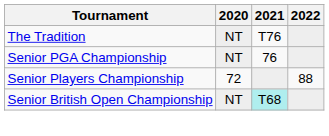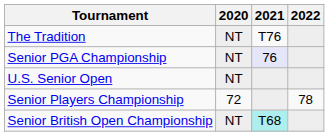(270, 58) no background -> (270, 58) lavender background
+ row: (60, 79)
(306, 79) 88 -> (306, 100) 78
